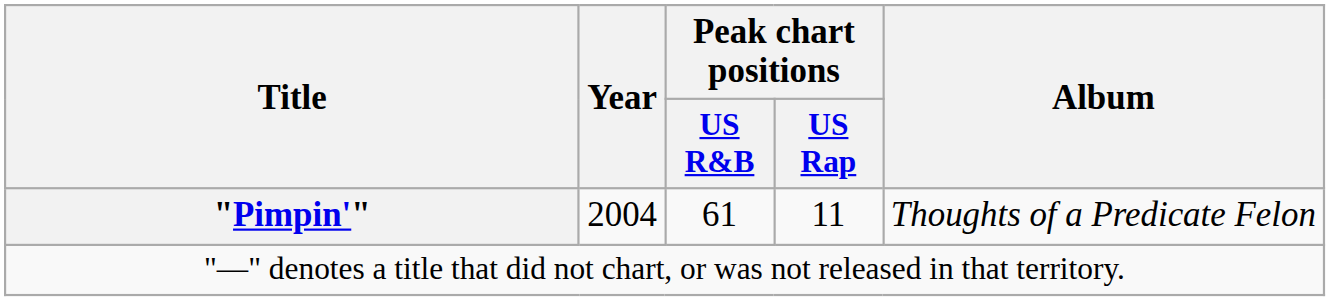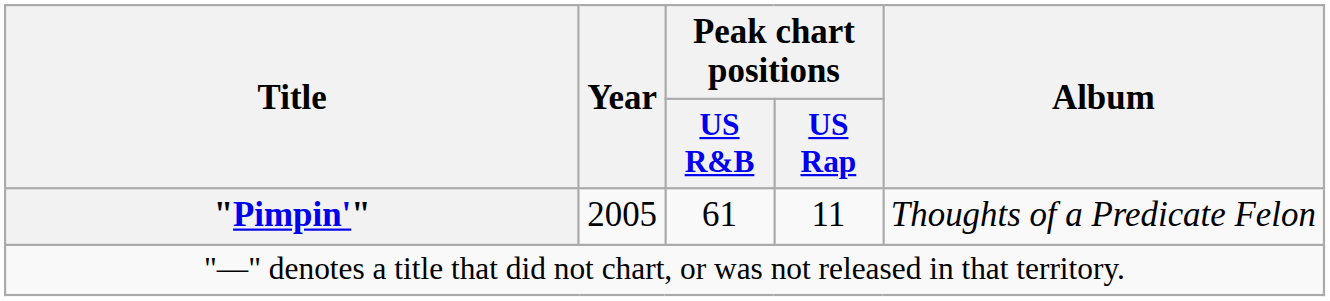(622, 215) 2004 -> (622, 215) 2005
